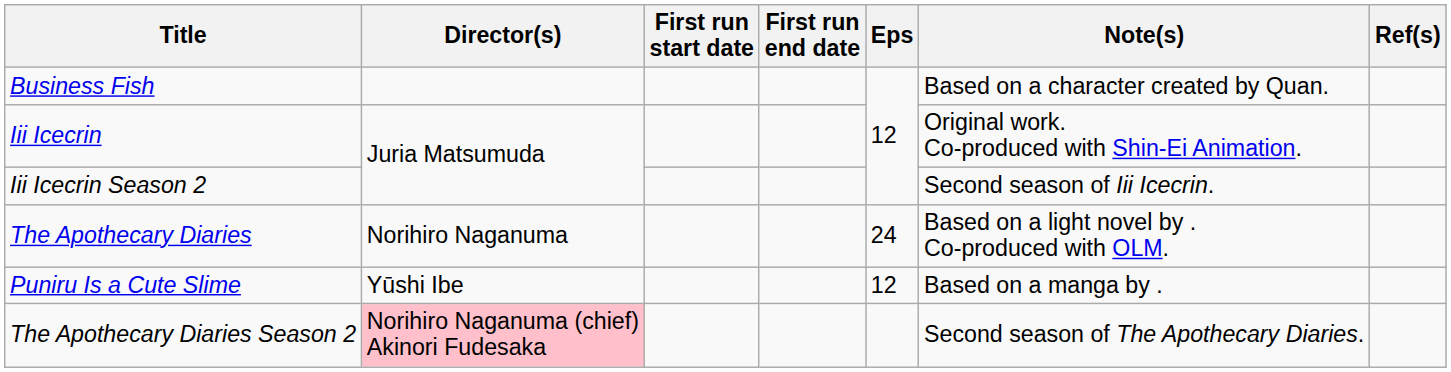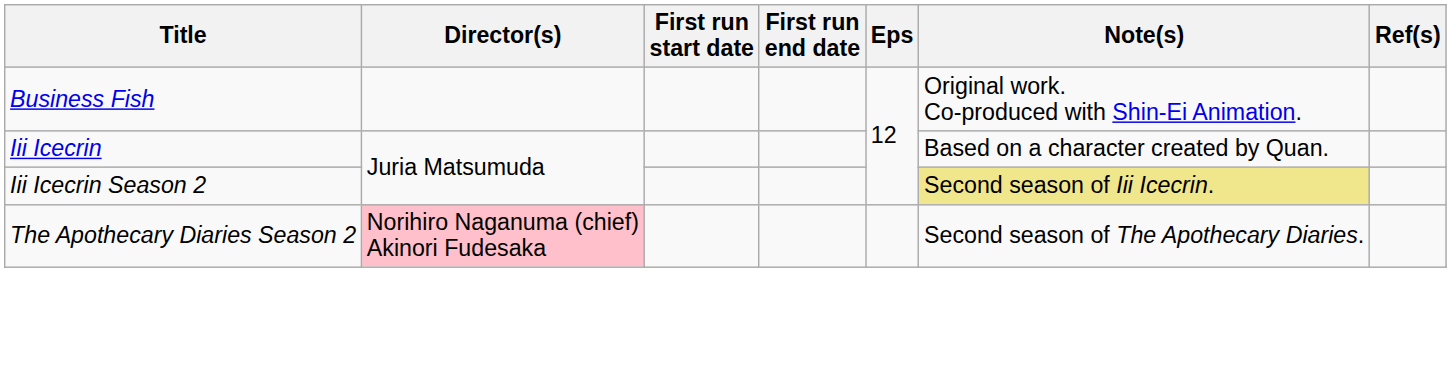(1127, 85) Based on a character created by Quan. -> (1113, 98) Original work. Co-produced with Shin-Ei Animation.
(1113, 135) Original work. Co-produced with Shin-Ei Animation. -> (1127, 148) Based on a character created by Quan.
(1069, 185) no background -> (1069, 185) khaki background
- row: (131, 235)
- row: (125, 285)
